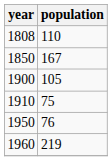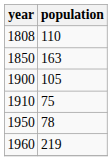(51, 58) 167 -> (51, 58) 163
(48, 123) 76 -> (48, 123) 78
